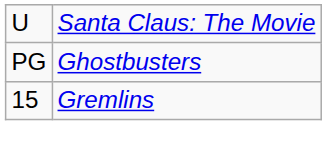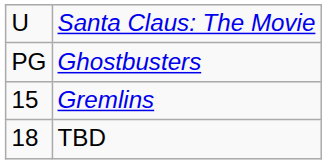+ row: (82, 138)
